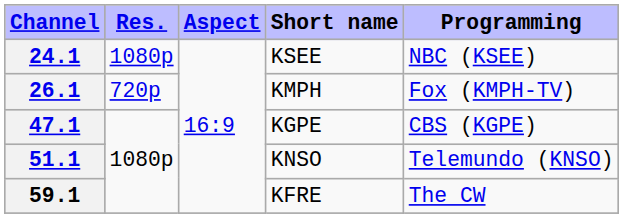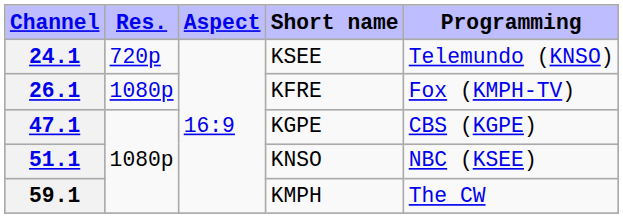(142, 57) 1080p -> (135, 57) 720p
(473, 57) NBC (KSEE) -> (511, 57) Telemundo (KNSO)
(135, 92) 720p -> (142, 92) 1080p
(296, 92) KMPH -> (296, 92) KFRE
(511, 161) Telemundo (KNSO) -> (473, 161) NBC (KSEE)
(296, 196) KFRE -> (296, 196) KMPH
